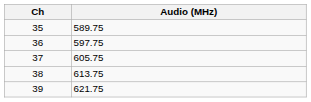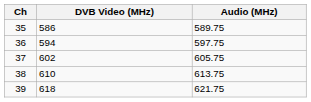+ column: (114, 12)
